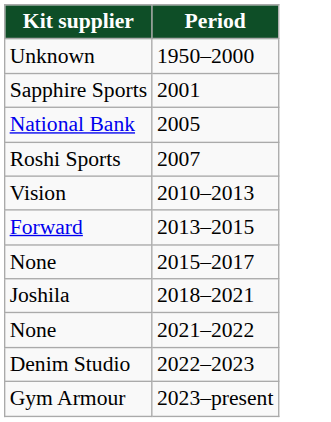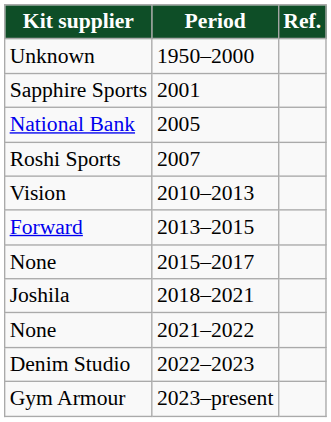+ column: (302, 21)
